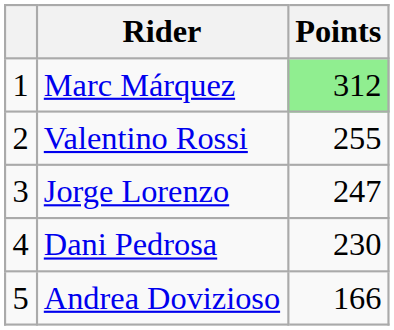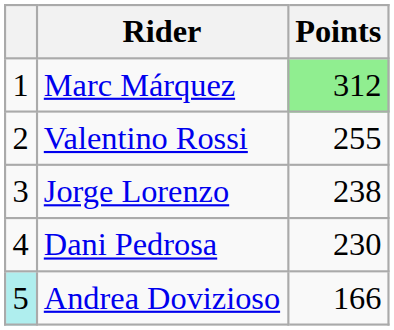(357, 191) 247 -> (357, 191) 238
(21, 298) no background -> (21, 298) paleturquoise background
